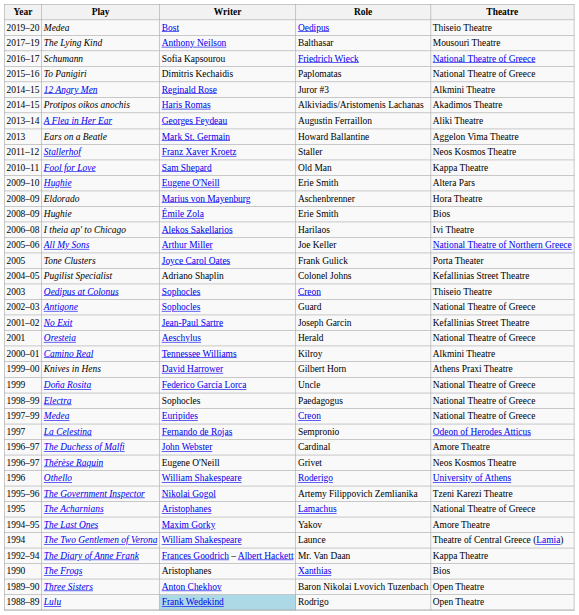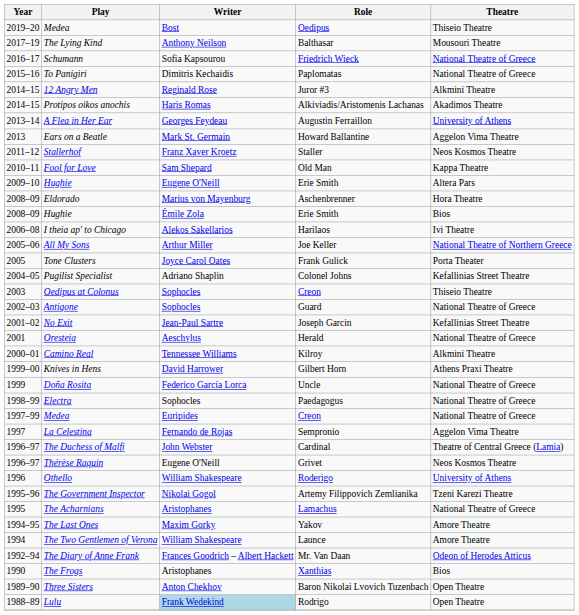(458, 121) Aliki Theatre -> (472, 121) University of Athens
(482, 432) Odeon of Herodes Atticus -> (476, 432) Aggelon Vima Theatre
(461, 447) Amore Theatre -> (498, 447) Theatre of Central Greece (Lamia)
(498, 540) Theatre of Central Greece (Lamia) -> (461, 540) Amore Theatre
(461, 556) Kappa Theatre -> (482, 556) Odeon of Herodes Atticus
